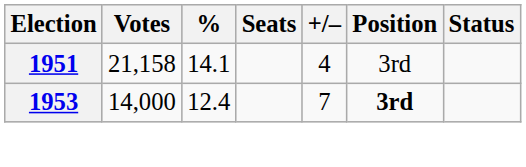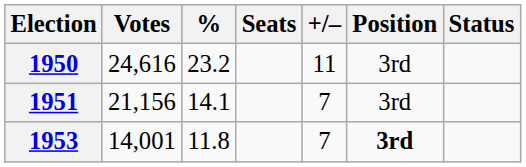+ row: (54, 63)
(142, 63) 21,158 -> (142, 102) 21,156
(324, 63) 4 -> (324, 102) 7
(142, 102) 14,000 -> (142, 141) 14,001
(209, 102) 12.4 -> (209, 141) 11.8
